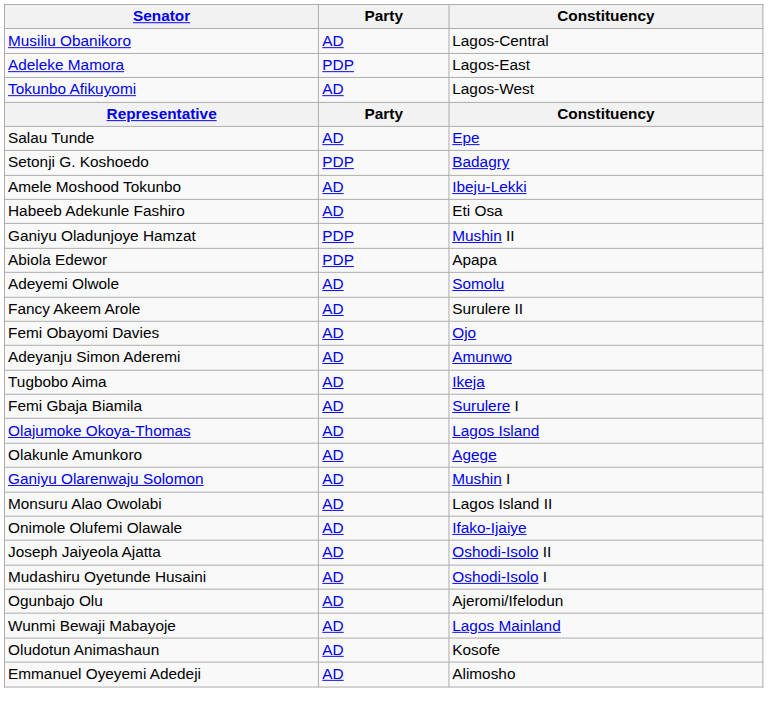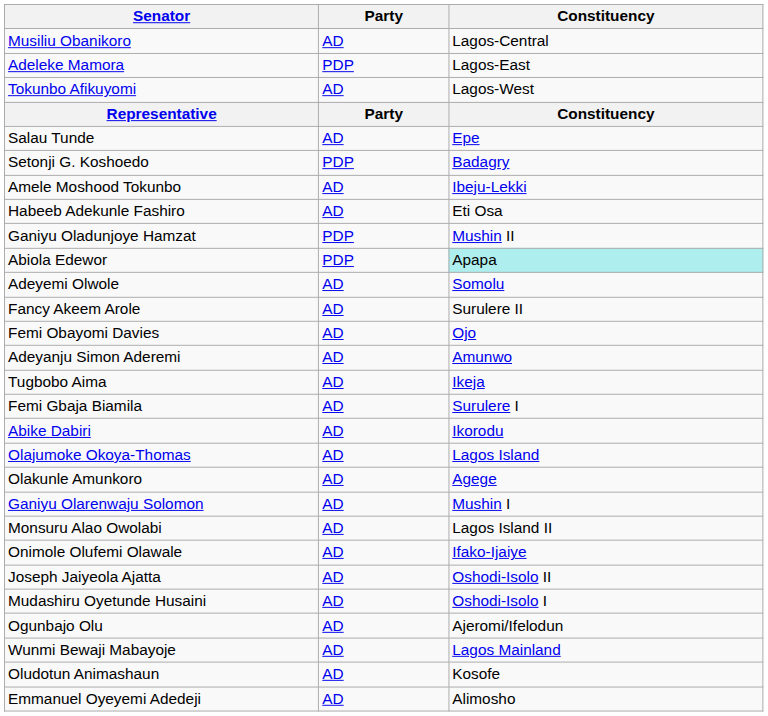(474, 260) no background -> (474, 260) paleturquoise background
+ row: (49, 430)
